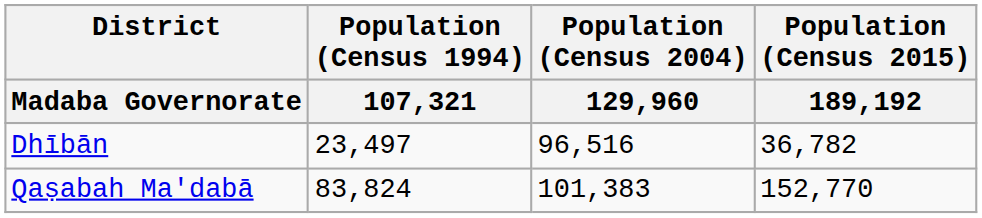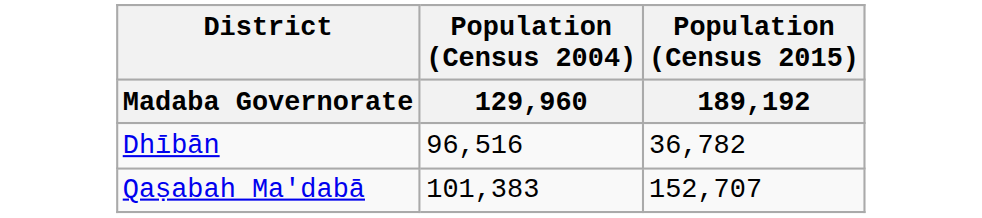- column: (420, 102)
(817, 190) 152,770 -> (706, 190) 152,707
